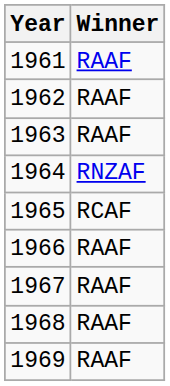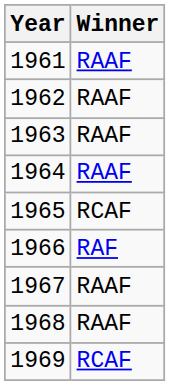(111, 174) RNZAF -> (104, 174) RAAF
(104, 249) RAAF -> (97, 249) RAF
(104, 361) RAAF -> (104, 361) RCAF
